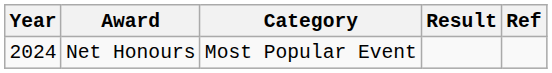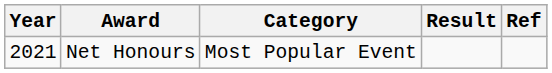(33, 53) 2024 -> (33, 53) 2021
